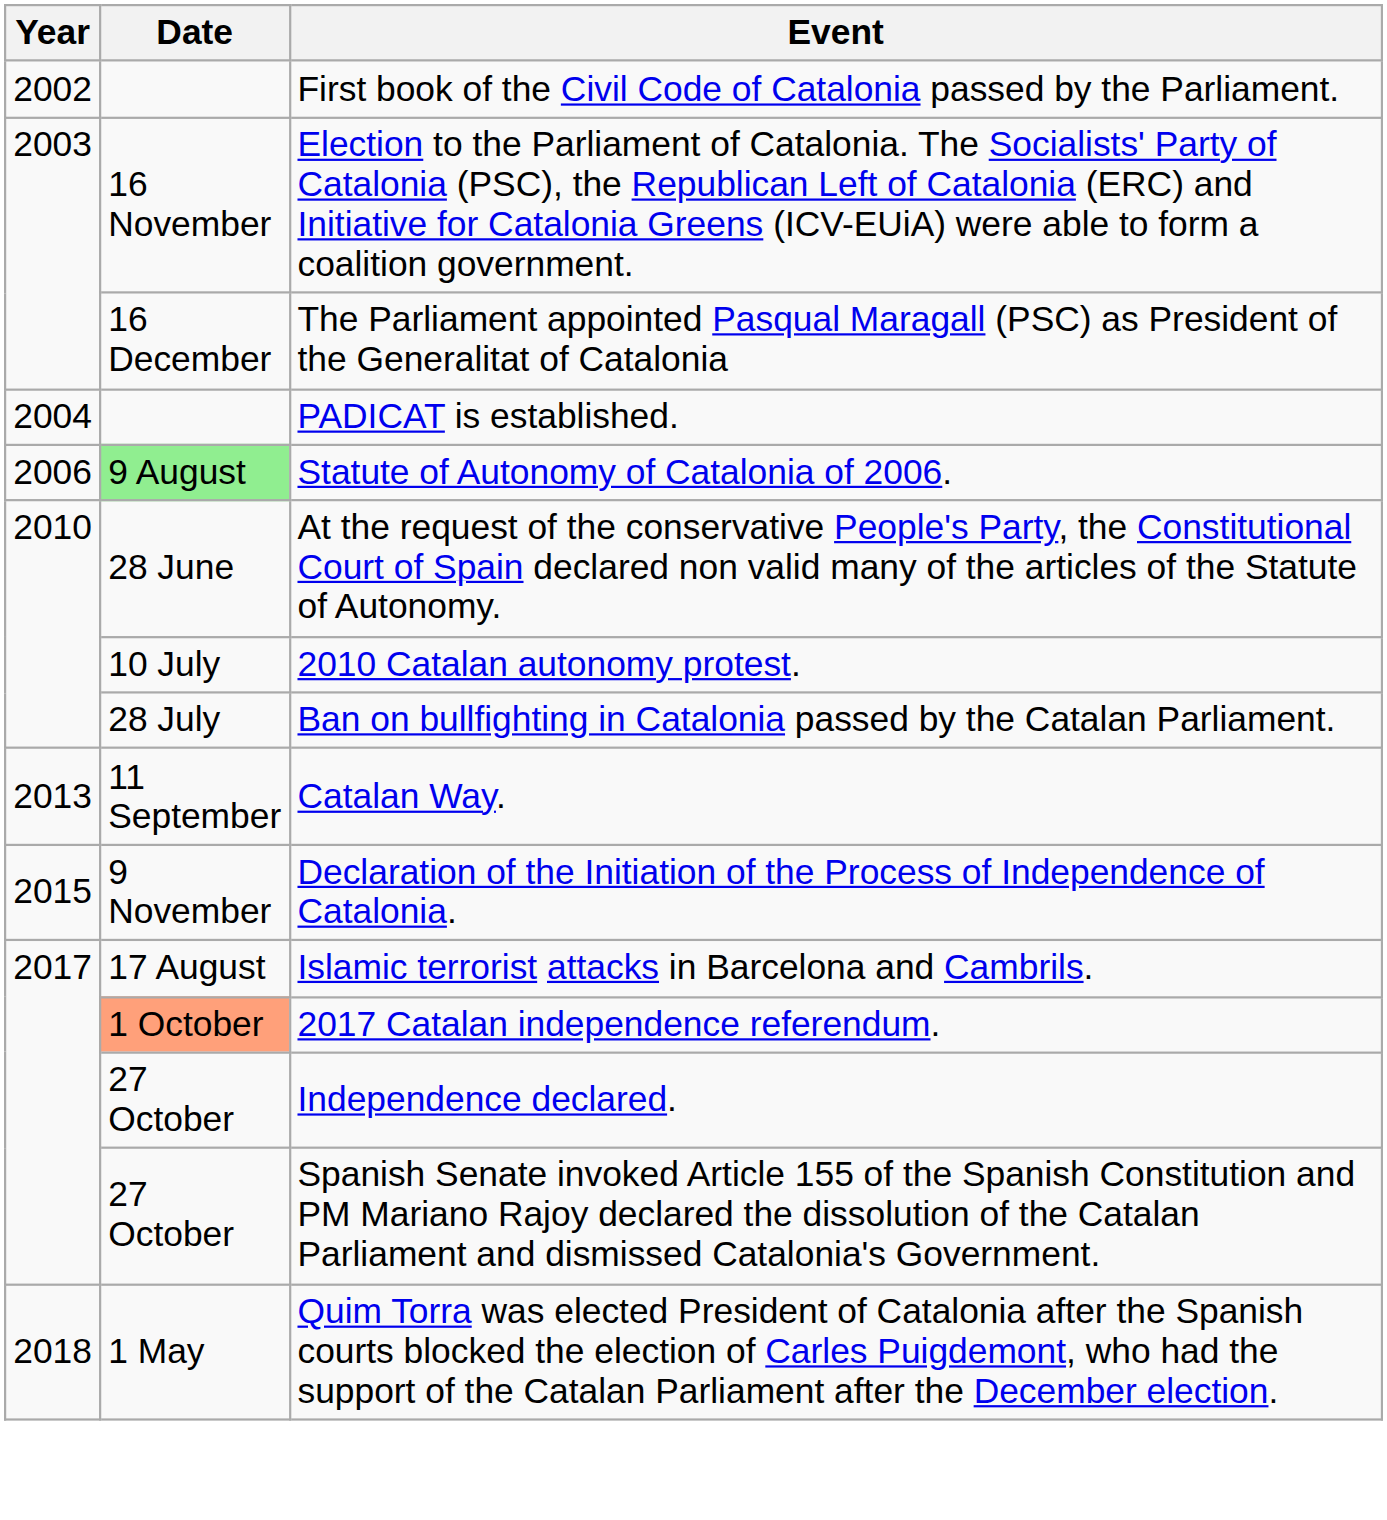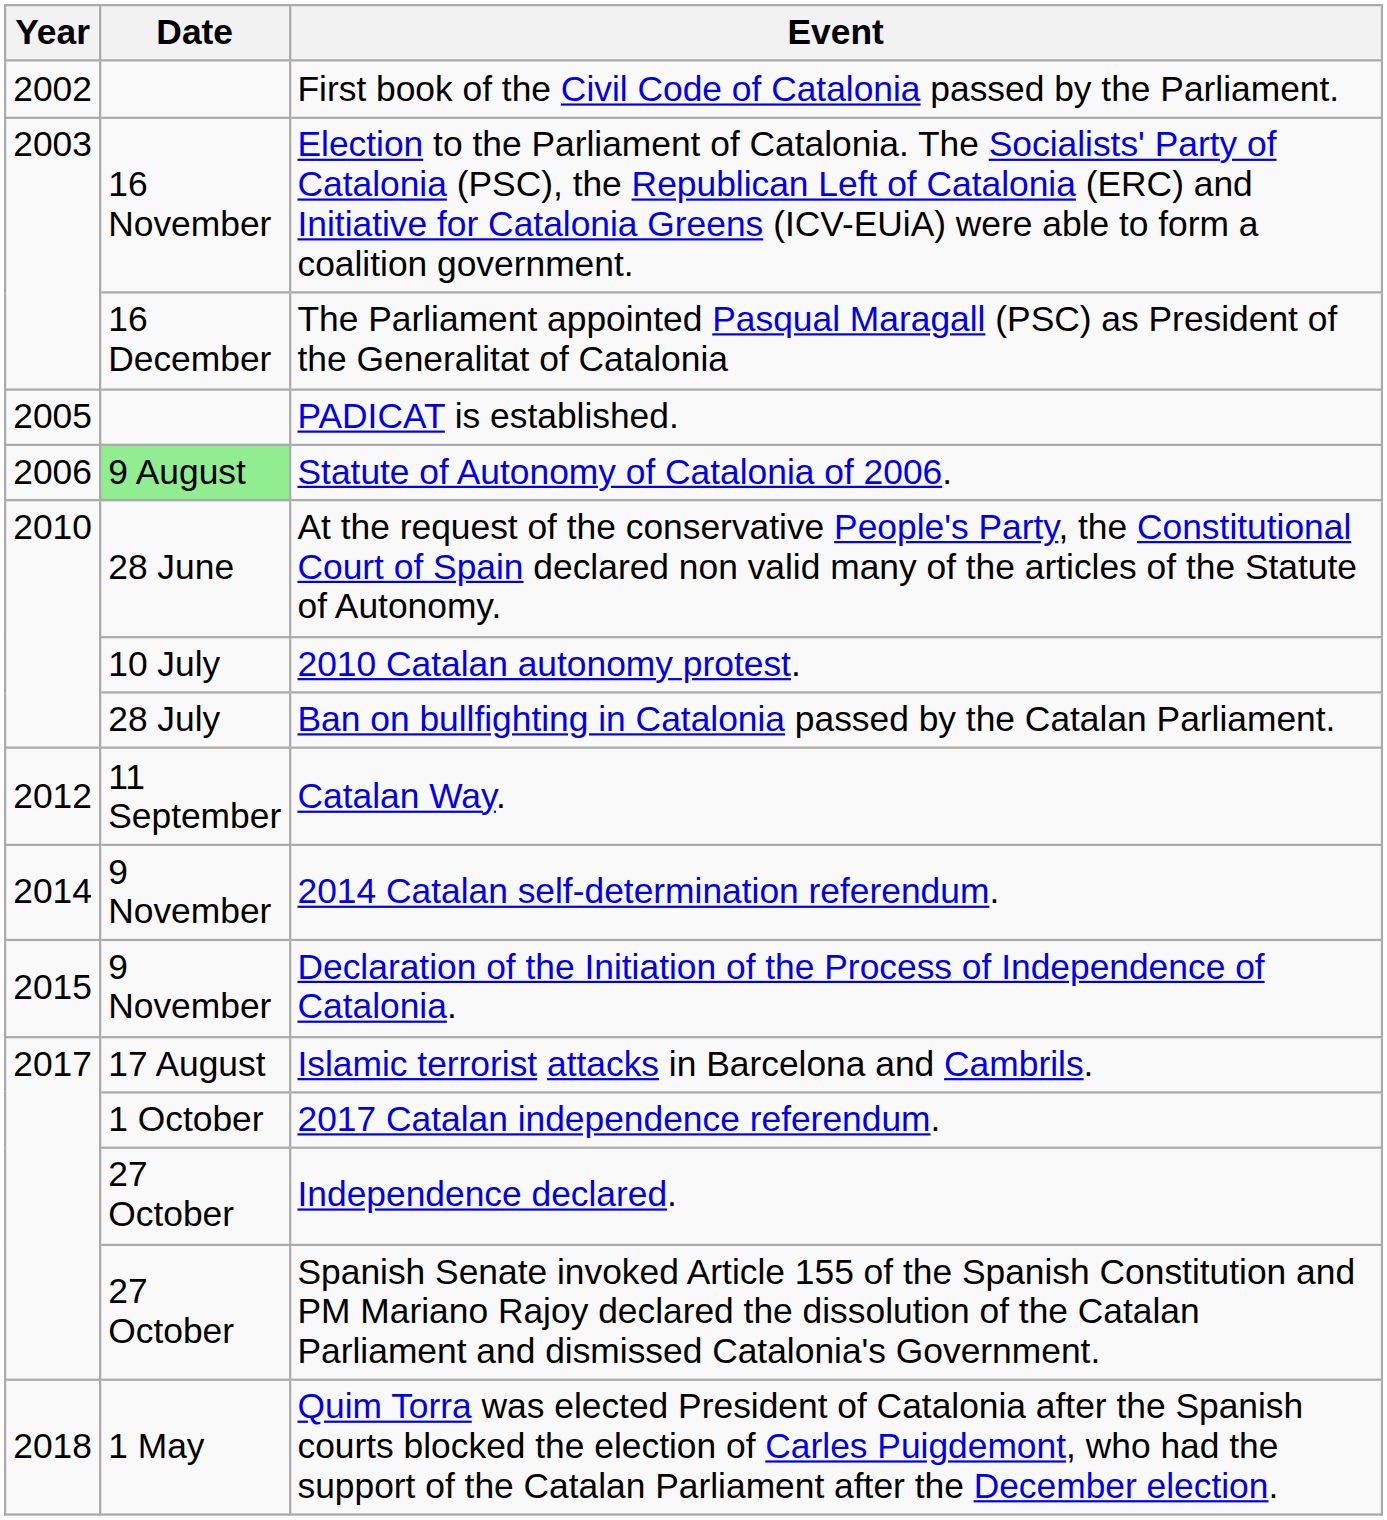(53, 415) 2004 -> (53, 415) 2005
(53, 795) 2013 -> (53, 795) 2012
+ row: (648, 891)
(186, 1023) lightsalmon background -> (186, 1119) no background
